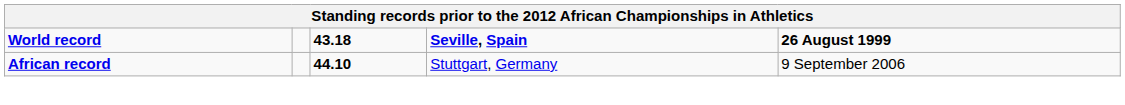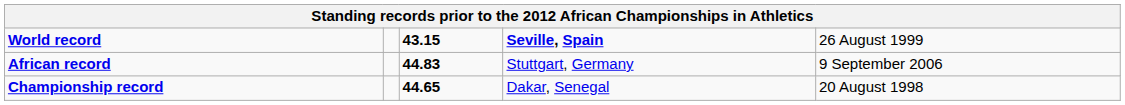(332, 40) 43.18 -> (421, 40) 43.15
(836, 40) bold -> (871, 40) normal
(332, 64) 44.10 -> (421, 64) 44.83
+ row: (86, 87)
